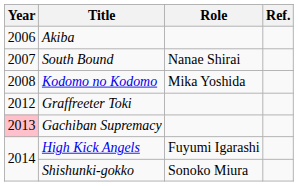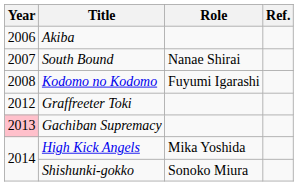(207, 81) Mika Yoshida -> (214, 81) Fuyumi Igarashi
(214, 147) Fuyumi Igarashi -> (207, 147) Mika Yoshida
